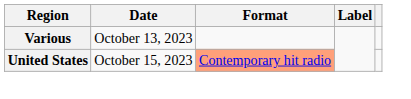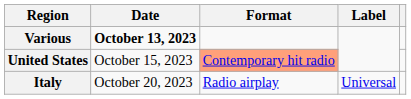(143, 37) normal -> (145, 37) bold
+ row: (48, 82)
